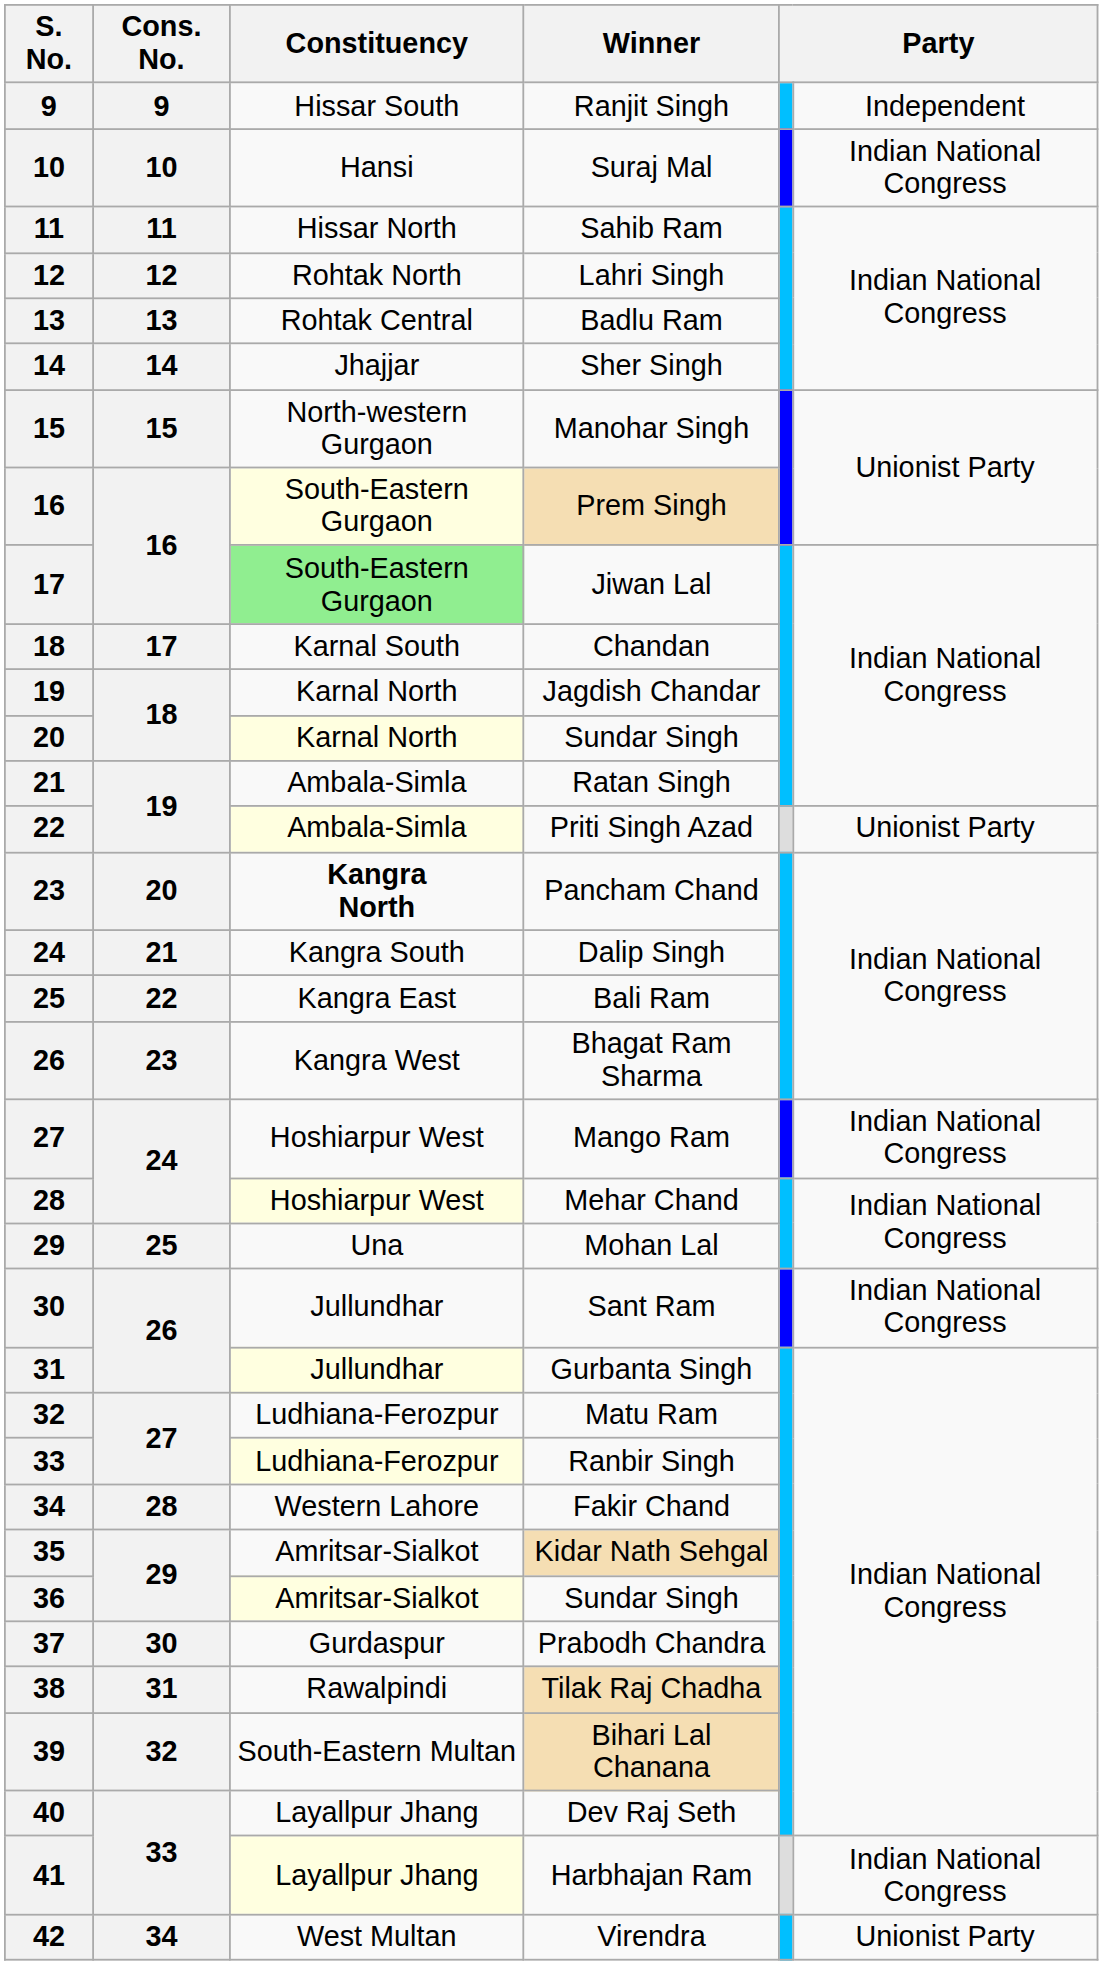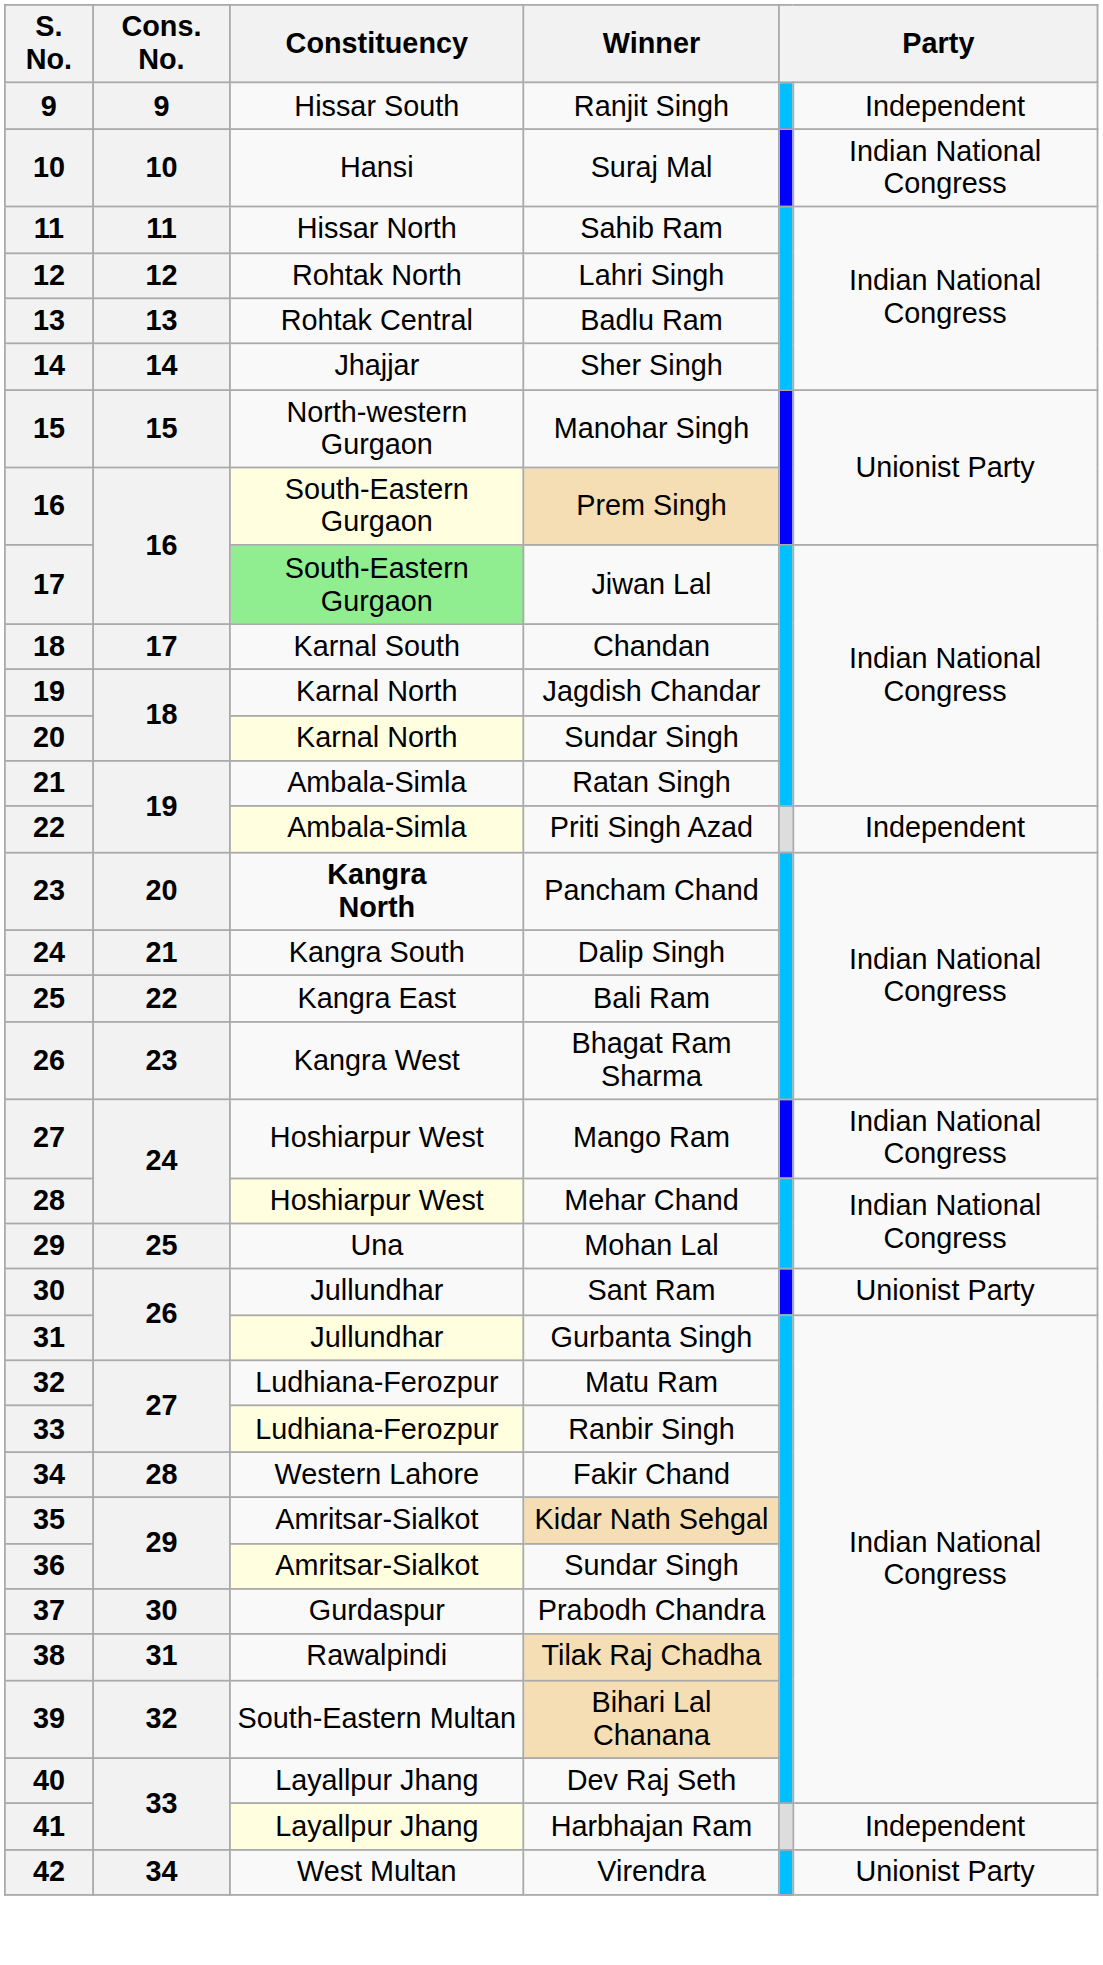(945, 828) Unionist Party -> (945, 828) Independent
(945, 1307) Indian National Congress -> (945, 1291) Unionist Party
(945, 1874) Indian National Congress -> (945, 1826) Independent
